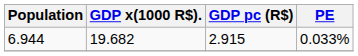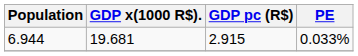(112, 39) 19.682 -> (112, 39) 19.681
